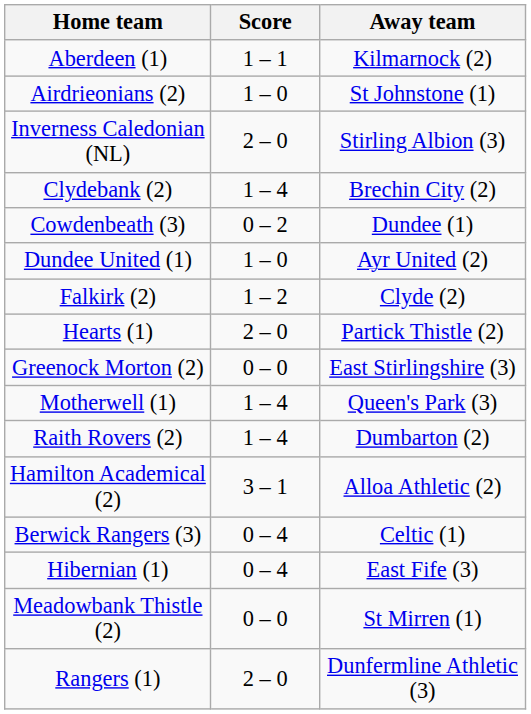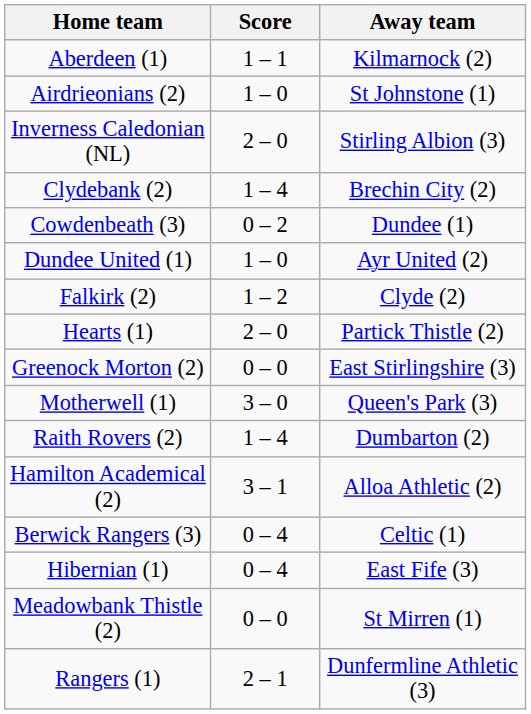(265, 402) 1 – 4 -> (265, 402) 3 – 0
(265, 678) 2 – 0 -> (265, 678) 2 – 1
